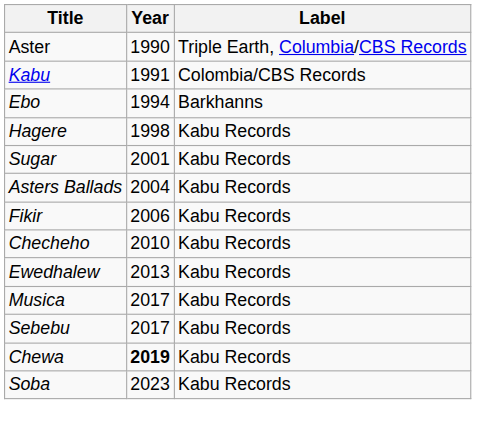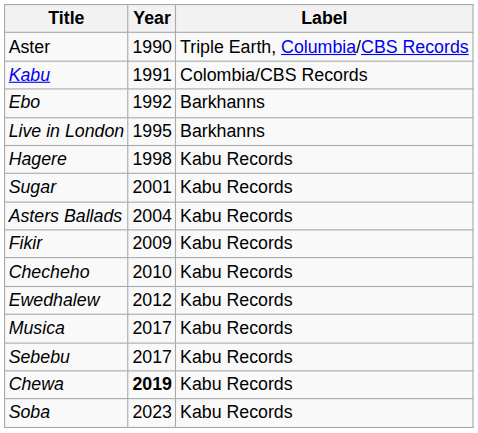(150, 103) 1994 -> (152, 103) 1992
+ row: (66, 131)
(150, 215) 2006 -> (152, 243) 2009
(150, 272) 2013 -> (152, 300) 2012
